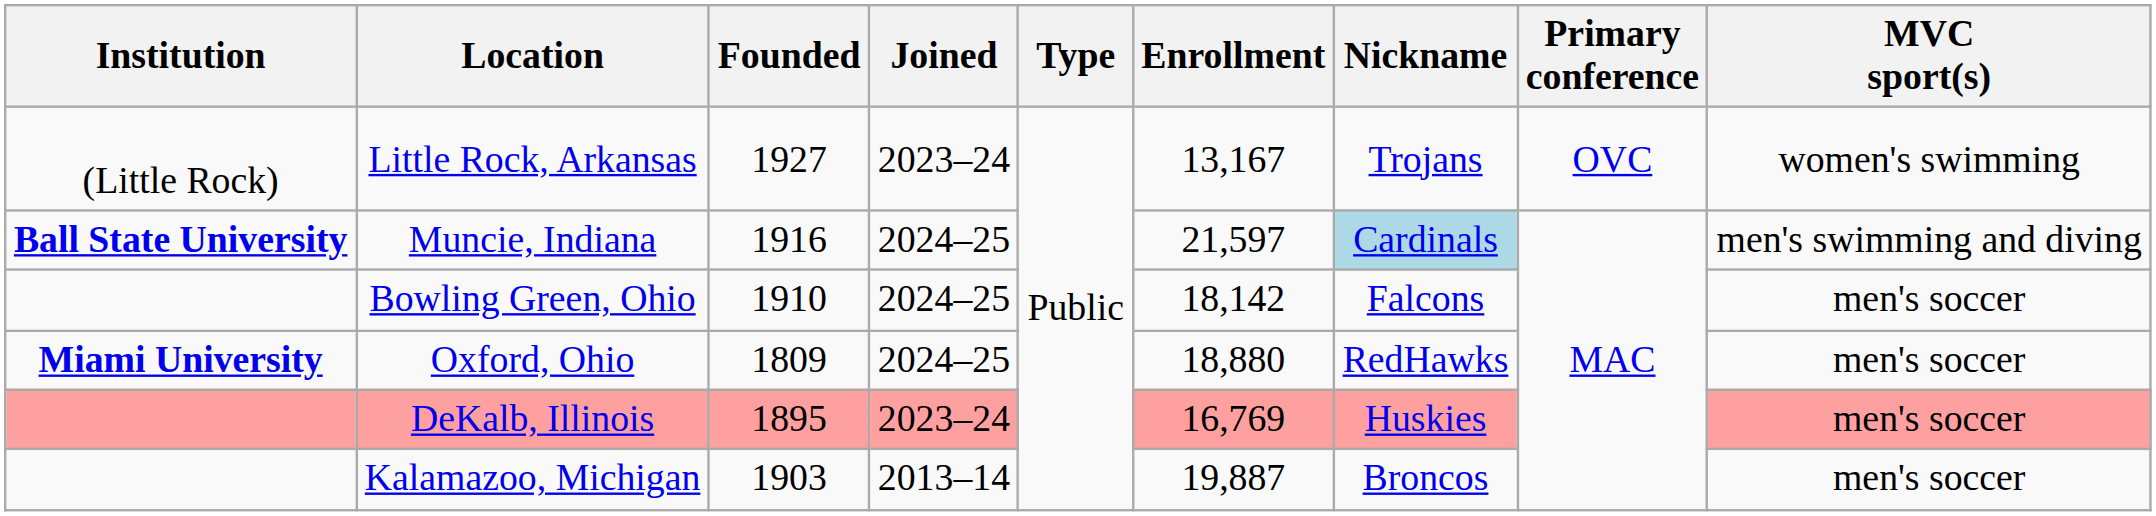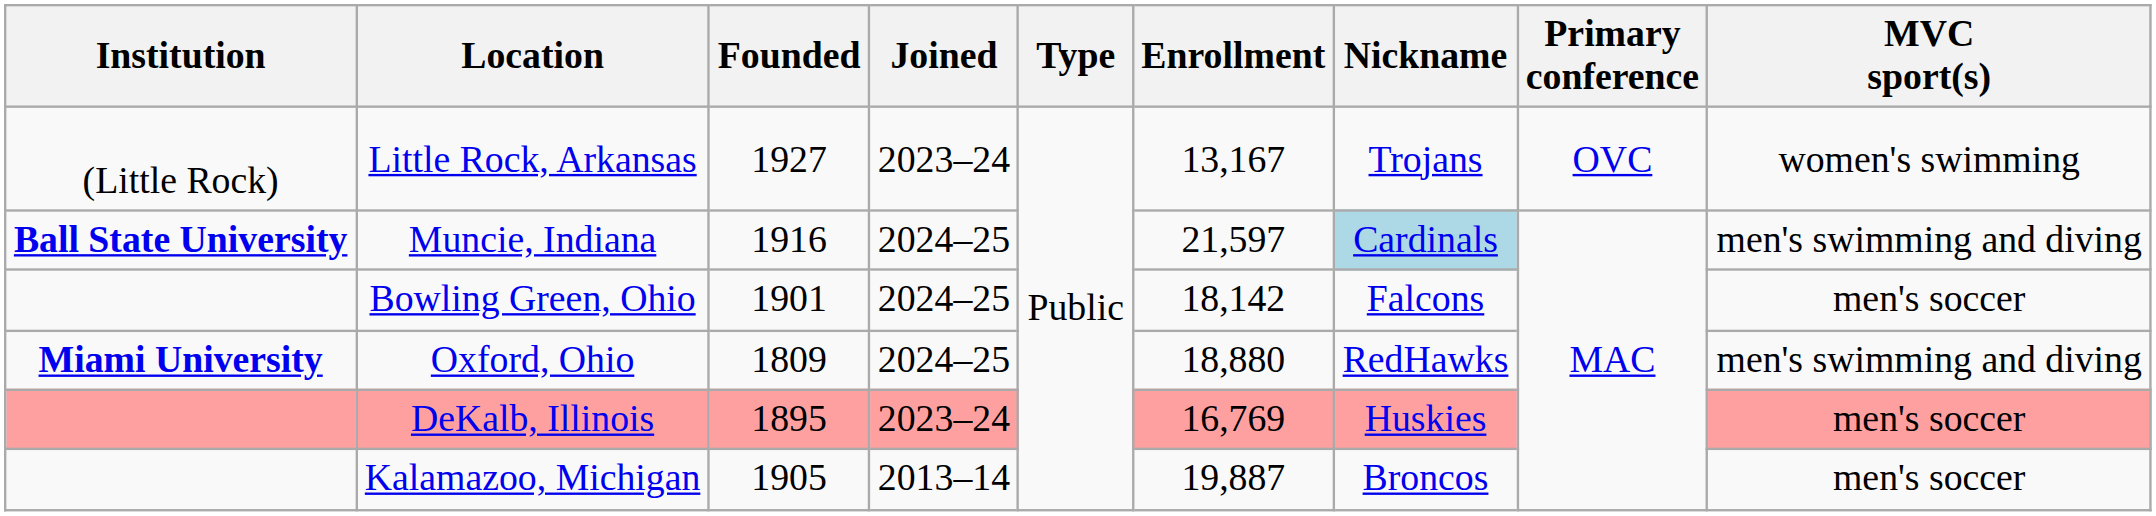(789, 299) 1910 -> (789, 299) 1901
(1929, 358) men's soccer -> (1929, 358) men's swimming and diving
(789, 478) 1903 -> (789, 478) 1905
